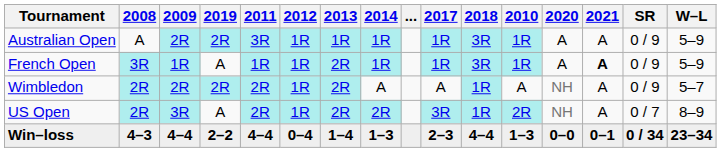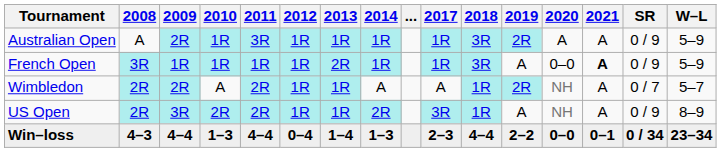columns swapped: (522, 16) <-> (220, 16)
(562, 64) A -> (562, 64) 0–0
(341, 87) 2R -> (341, 87) 1R
(645, 87) 0 / 9 -> (645, 87) 0 / 7
(341, 111) 2R -> (341, 111) 1R
(645, 111) 0 / 7 -> (645, 111) 0 / 9
